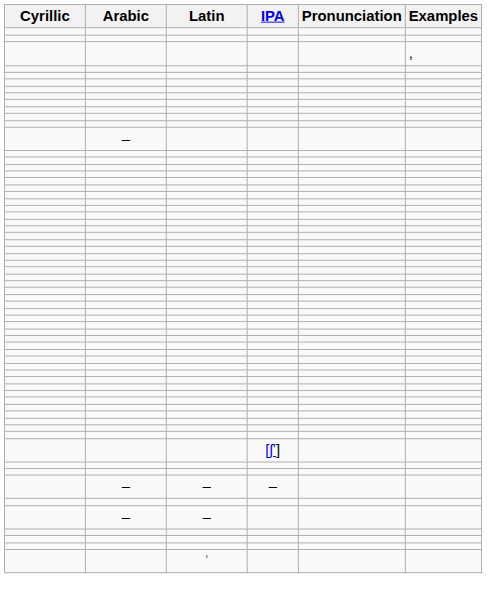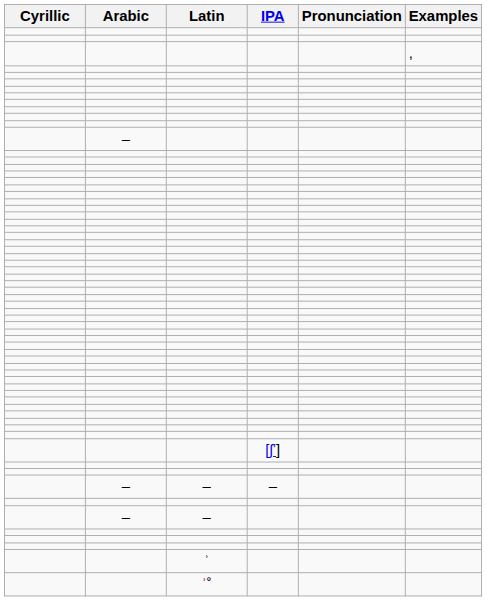+ row: (207, 584)
